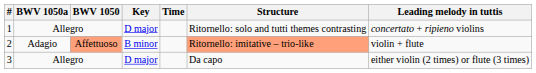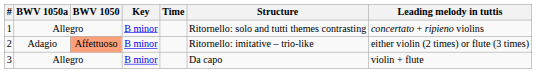(141, 28) D major -> (141, 28) B minor
(251, 44) lightsalmon background -> (251, 44) no background
(397, 44) violin + flute -> (450, 44) either violin (2 times) or flute (3 times)
(141, 60) D major -> (141, 60) B minor
(450, 60) either violin (2 times) or flute (3 times) -> (397, 60) violin + flute
